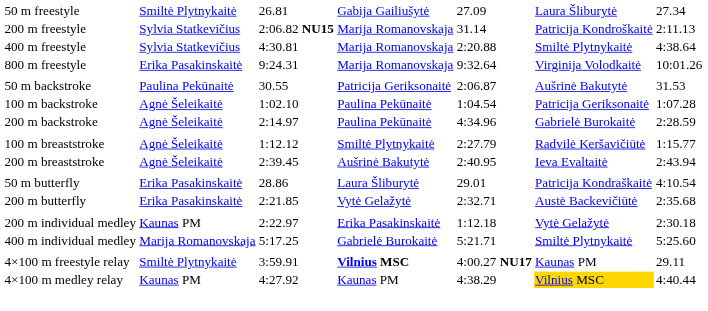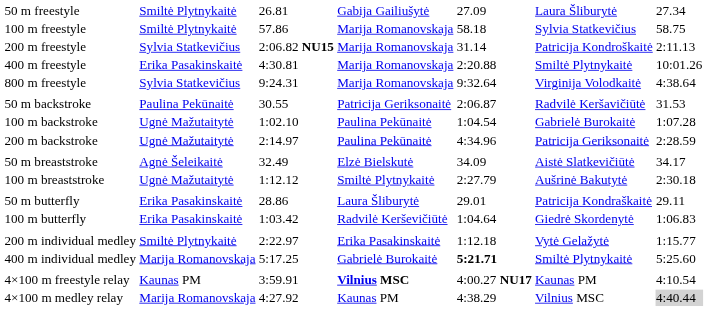+ row: (45, 28)
(190, 47) Sylvia Statkevičius -> (191, 65) Erika Pasakinskaitė
(676, 47) 4:38.64 -> (679, 65) 10:01.26
(191, 65) Erika Pasakinskaitė -> (190, 83) Sylvia Statkevičius
(679, 65) 10:01.26 -> (676, 83) 4:38.64
(581, 86) Aušrinė Bakutytė -> (590, 104) Radvilė Keršavičiūtė
(181, 104) Agnė Šeleikaitė -> (186, 122) Ugnė Mažutaitytė
(592, 104) Patricija Geriksonaitė -> (585, 122) Gabrielė Burokaitė
(181, 122) Agnė Šeleikaitė -> (186, 140) Ugnė Mažutaitytė
(585, 122) Gabrielė Burokaitė -> (592, 140) Patricija Geriksonaitė
+ row: (51, 161)
(181, 143) Agnė Šeleikaitė -> (186, 179) Ugnė Mažutaitytė
(590, 143) Radvilė Keršavičiūtė -> (581, 179) Aušrinė Bakutytė
(676, 143) 1:15.77 -> (676, 179) 2:30.18
- row: (54, 161)
(676, 183) 4:10.54 -> (671, 201) 29.11
+ row: (45, 219)
- row: (45, 201)
(170, 222) Kaunas PM -> (188, 240) Smiltė Plytnykaitė
(676, 222) 2:30.18 -> (676, 240) 1:15.77
(477, 240) normal -> (477, 258) bold
(188, 261) Smiltė Plytnykaitė -> (170, 279) Kaunas PM
(671, 261) 29.11 -> (676, 279) 4:10.54
(170, 279) Kaunas PM -> (197, 297) Marija Romanovskaja
(569, 279) gold background -> (569, 297) no background
(676, 279) no background -> (676, 297) lightgrey background
